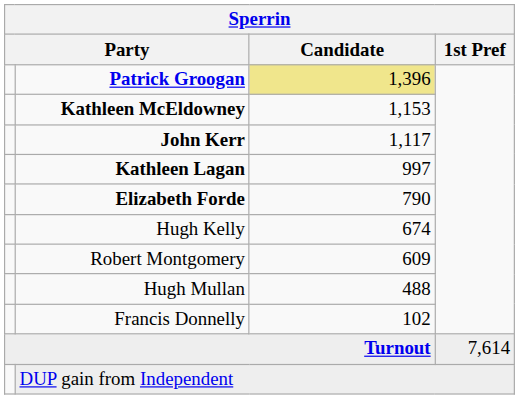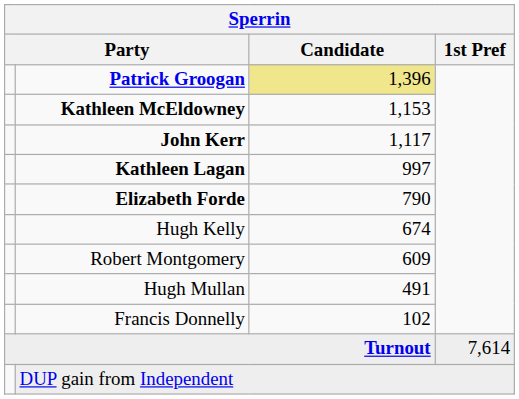(416, 288) 488 -> (416, 288) 491
